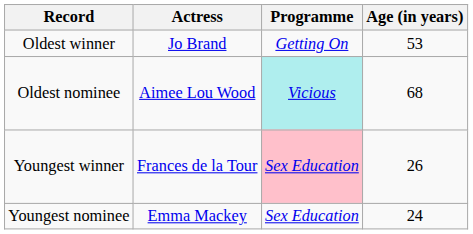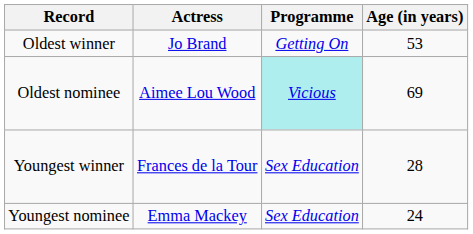(415, 92) 68 -> (415, 92) 69
(312, 166) pink background -> (312, 166) no background
(415, 166) 26 -> (415, 166) 28
